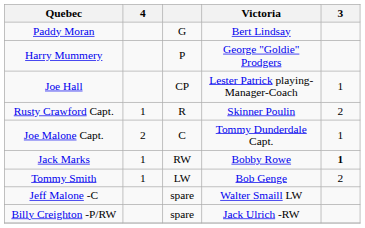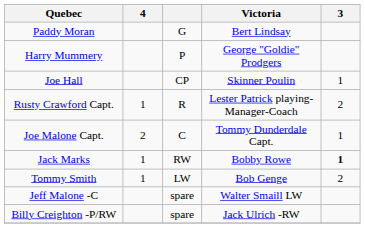(261, 86) Lester Patrick playing-Manager-Coach -> (261, 80) Skinner Poulin
(261, 111) Skinner Poulin -> (261, 104) Lester Patrick playing-Manager-Coach
